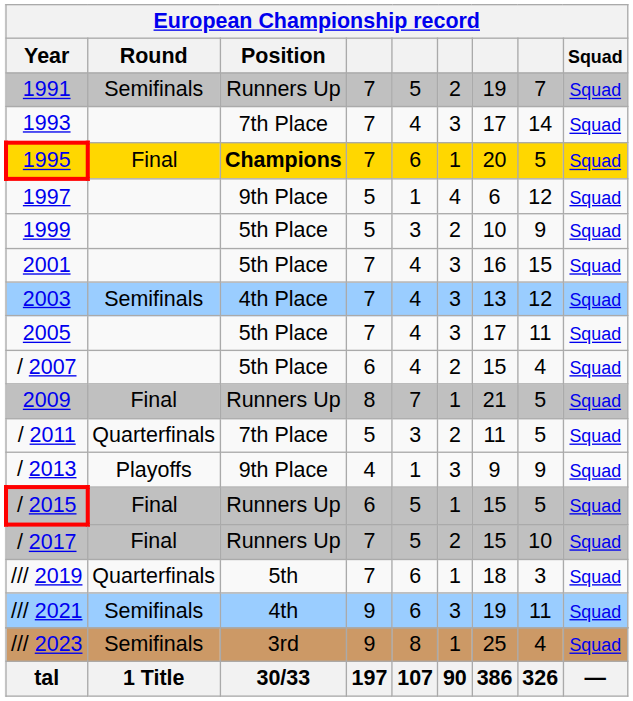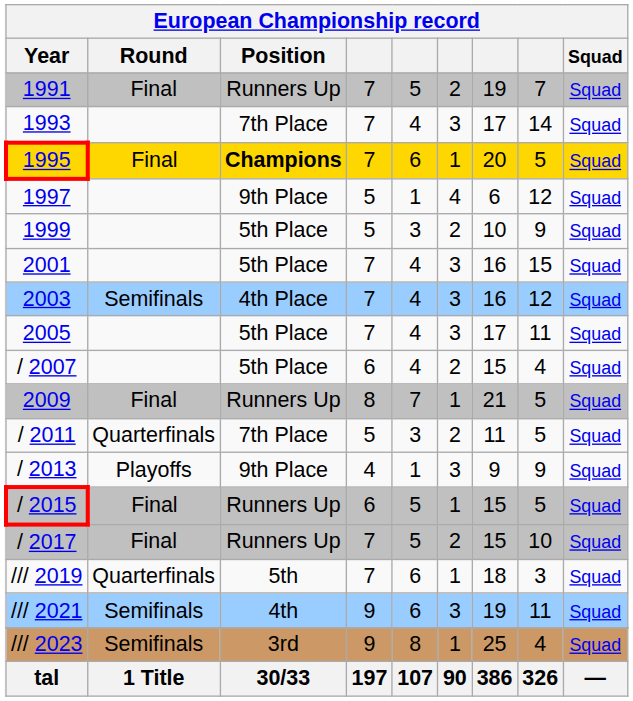(154, 89) Semifinals -> (154, 89) Final
(495, 298) 13 -> (495, 298) 16
